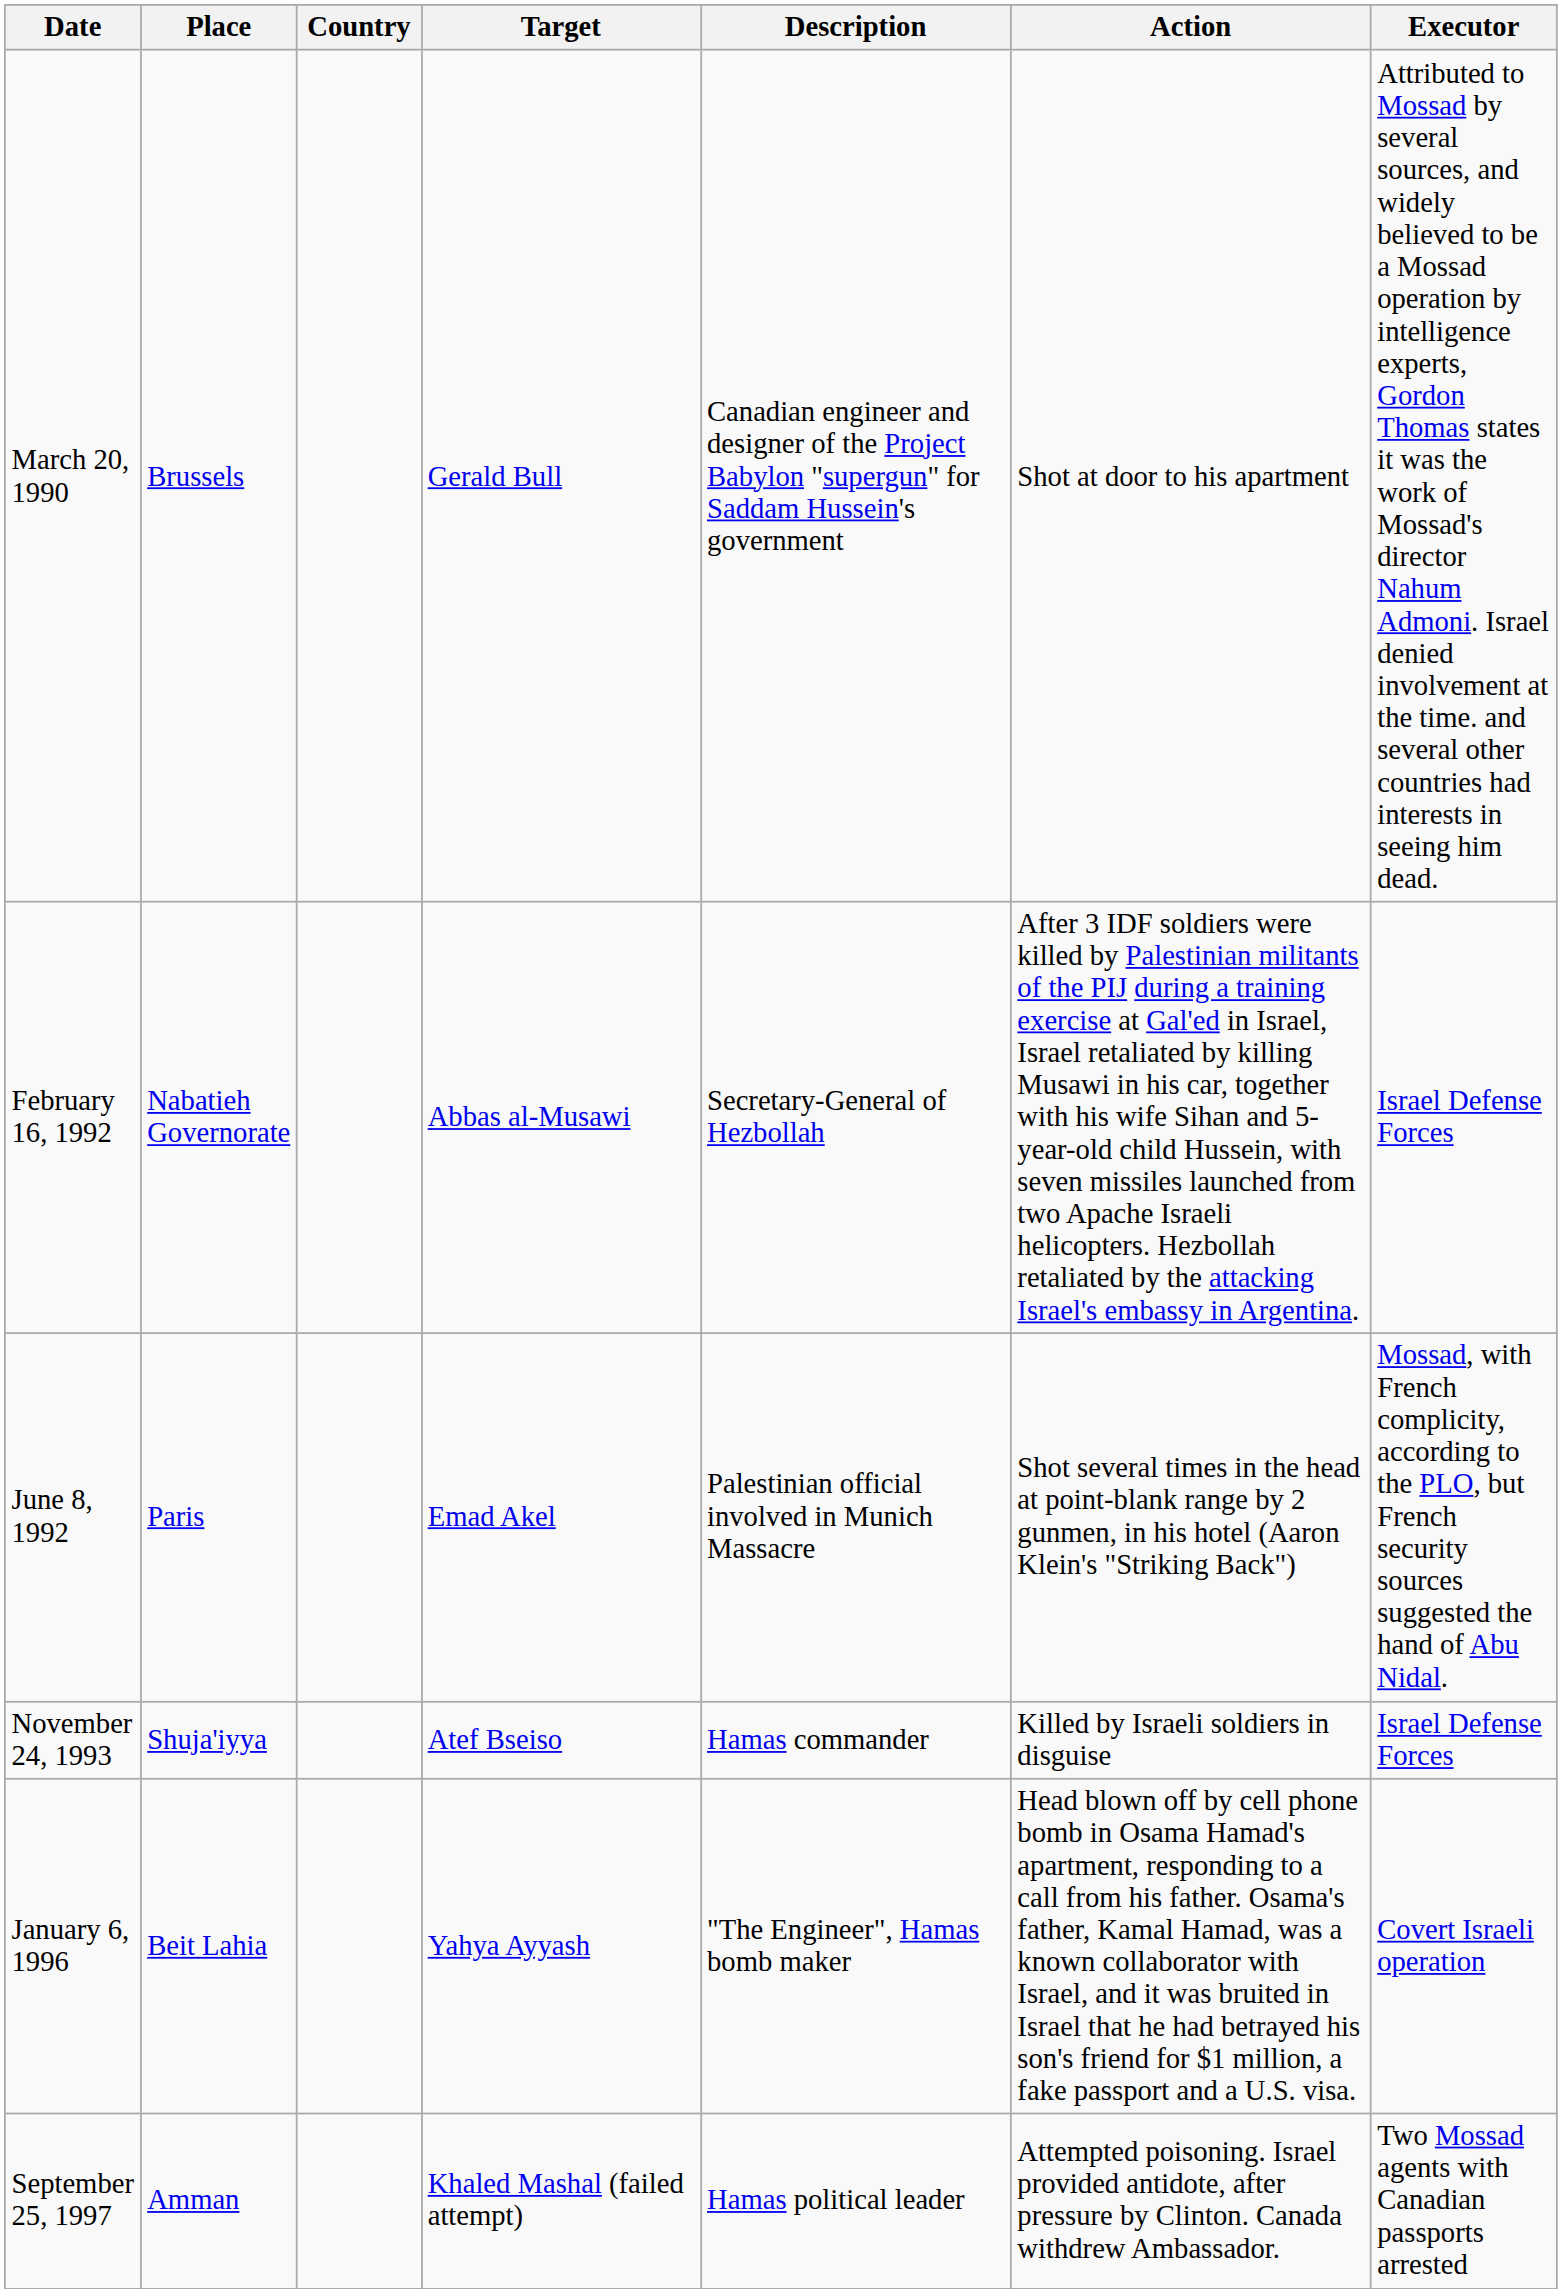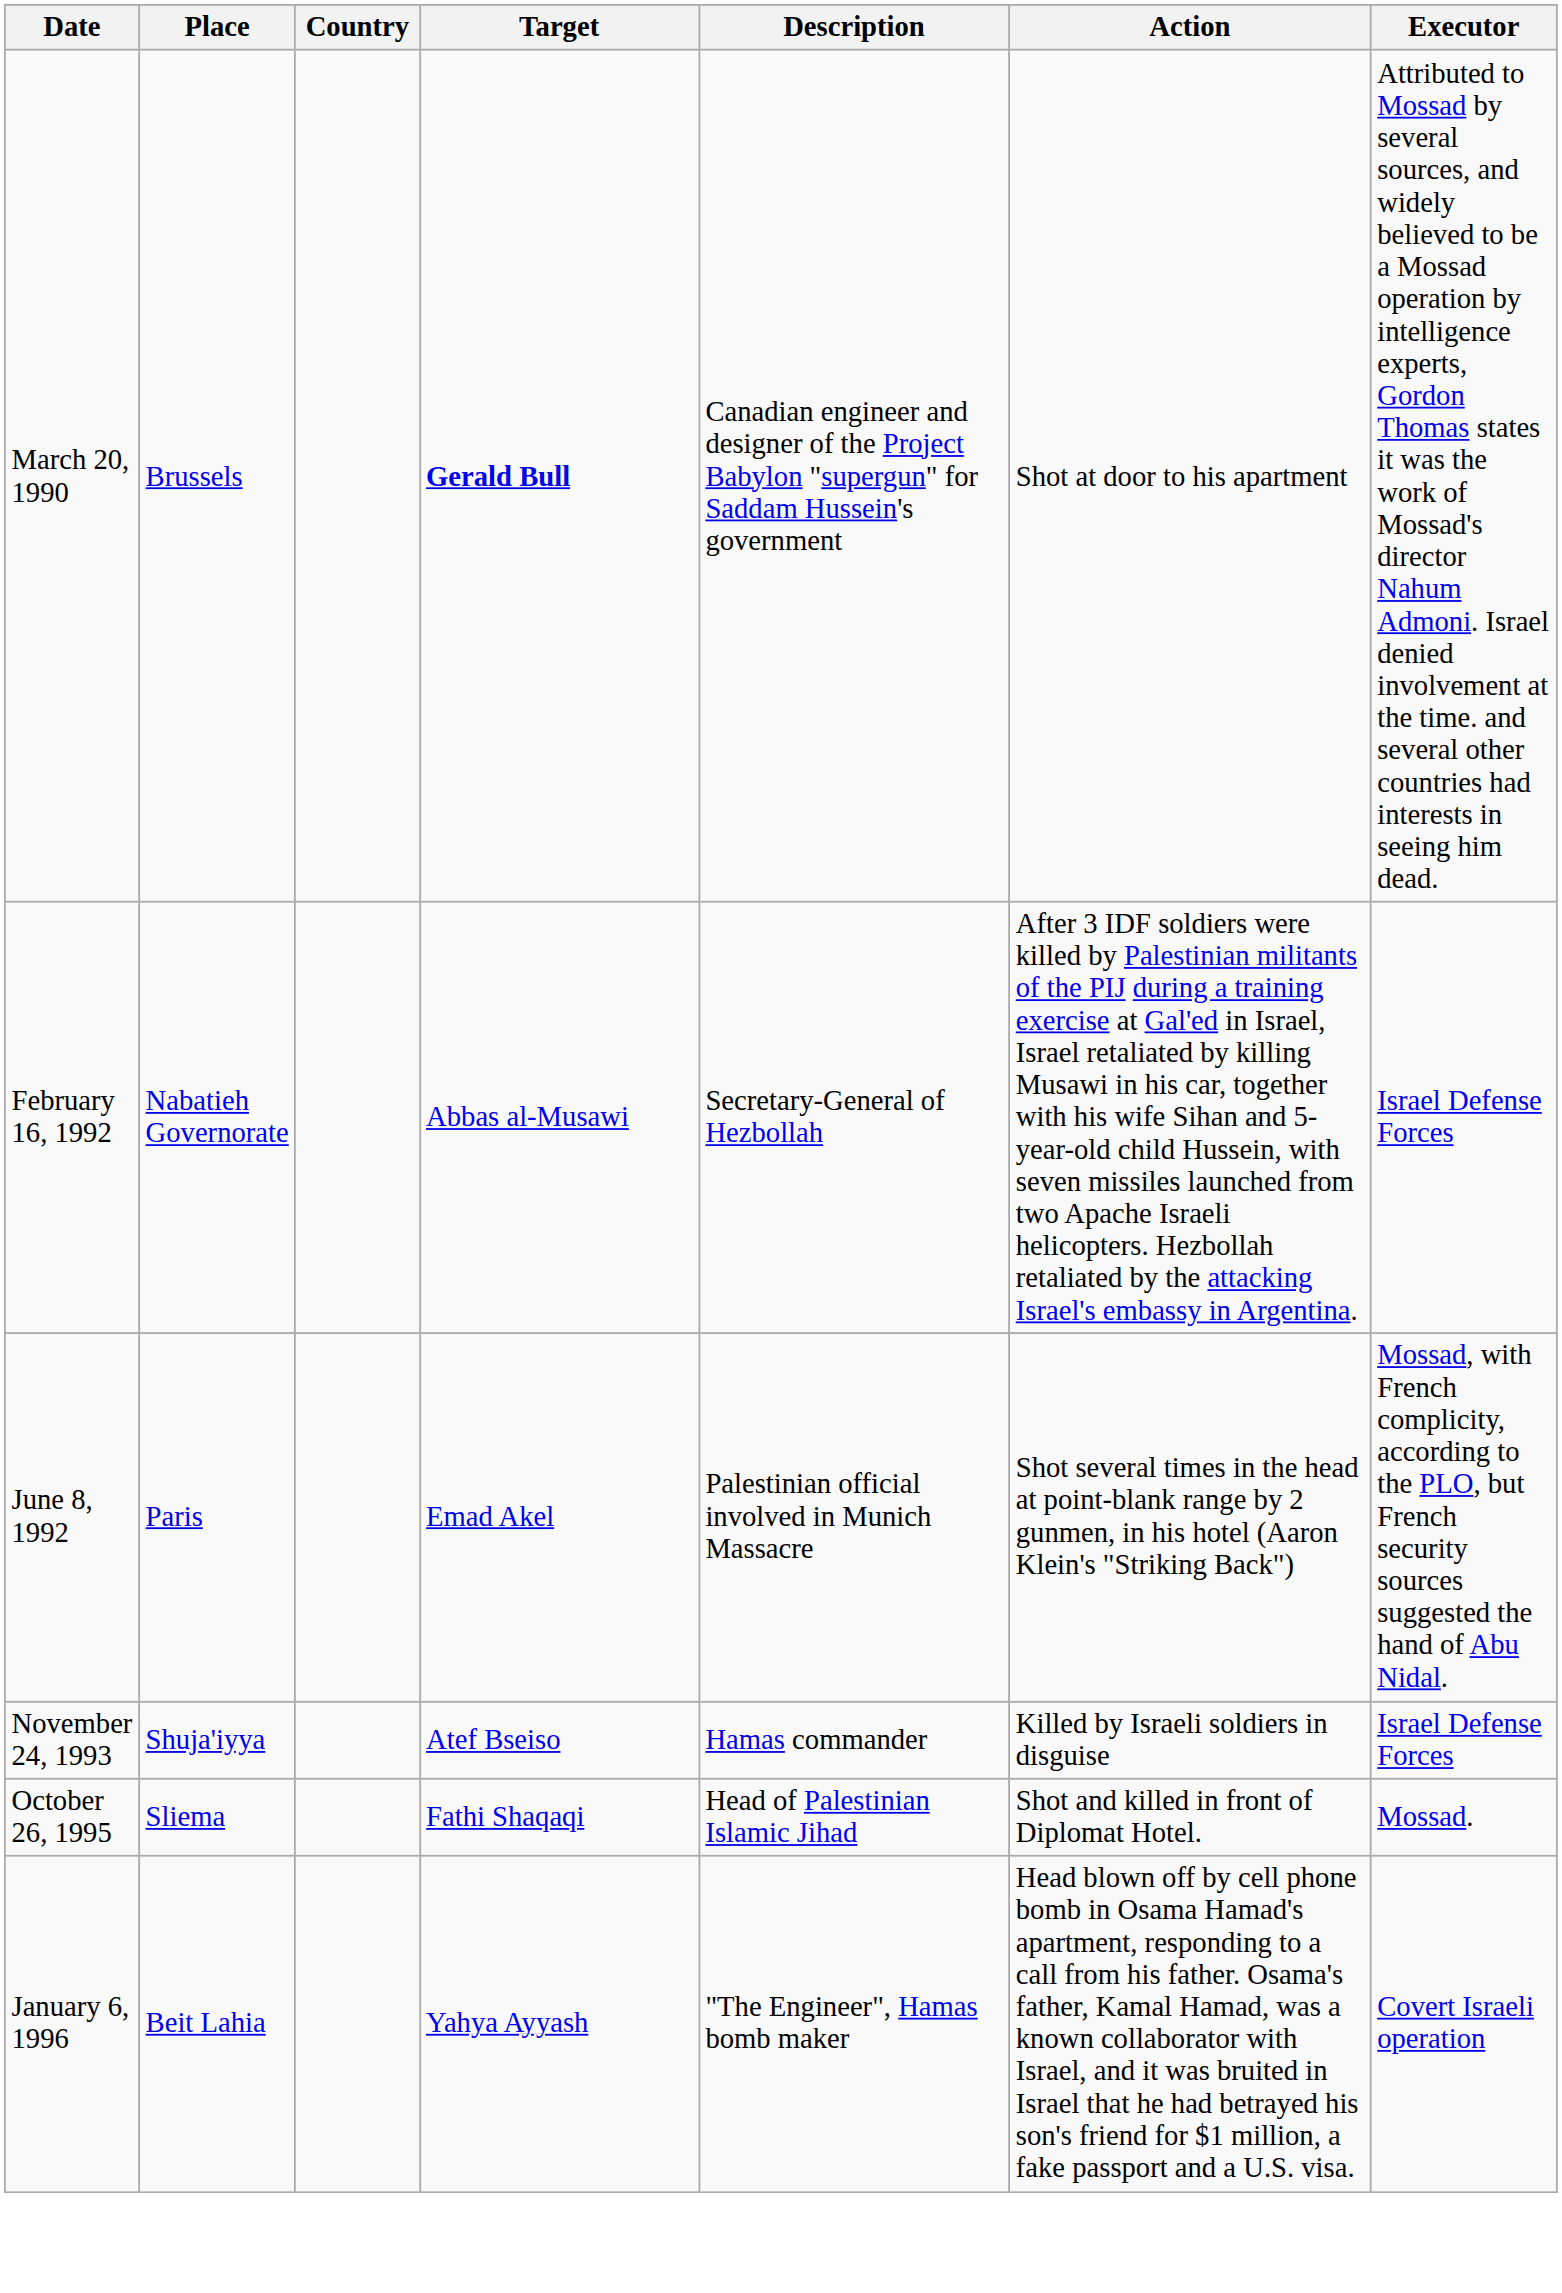(495, 475) normal -> (498, 475) bold
+ row: (62, 1816)
- row: (73, 2200)
